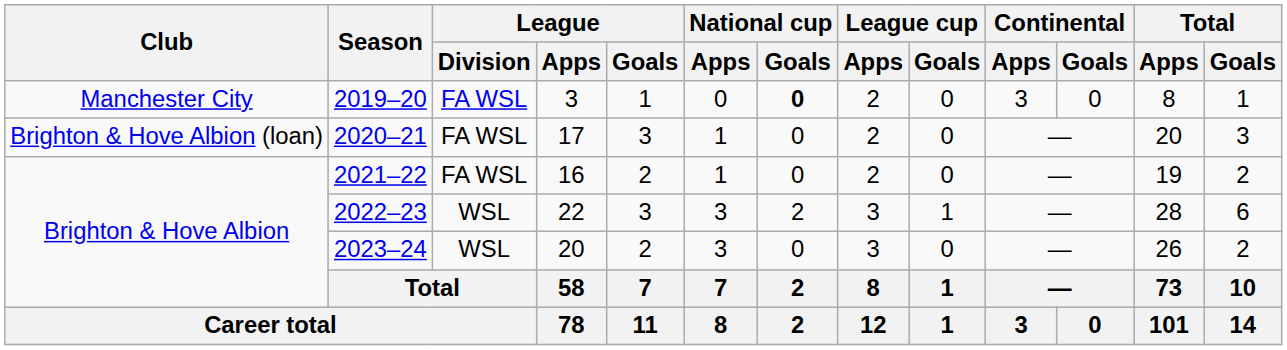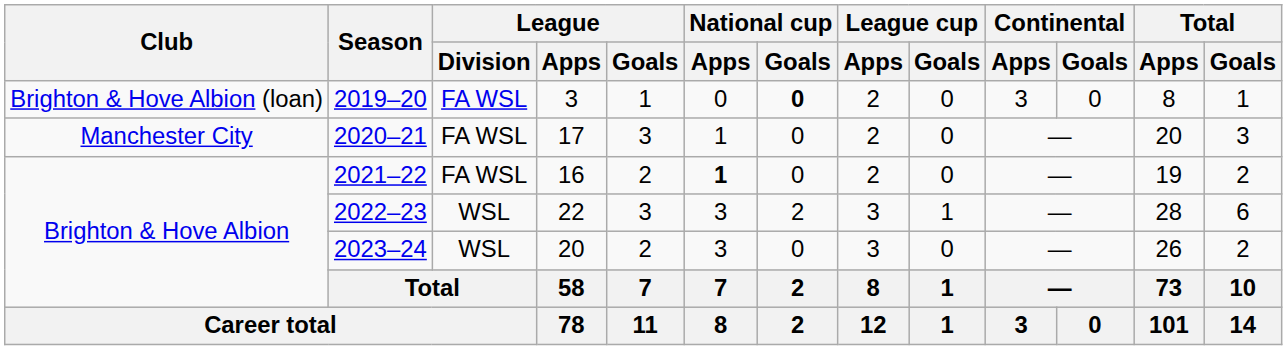(167, 99) Manchester City -> (167, 99) Brighton & Hove Albion (loan)
(167, 136) Brighton & Hove Albion (loan) -> (167, 136) Manchester City
(721, 174) normal -> (721, 174) bold
